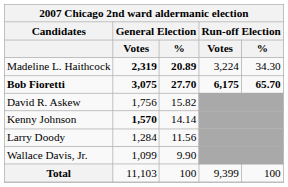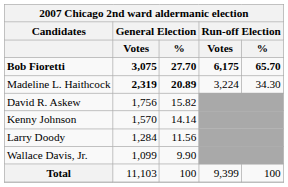rows swapped: (36, 84) <-> (59, 66)
(144, 119) bold -> (144, 119) normal
